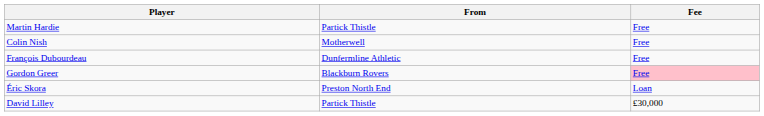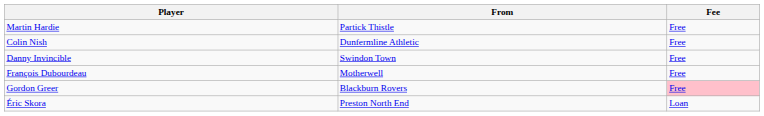(343, 42) Motherwell -> (379, 42) Dunfermline Athletic
+ row: (39, 58)
(361, 58) Dunfermline Athletic -> (361, 73) Motherwell
- row: (30, 104)
